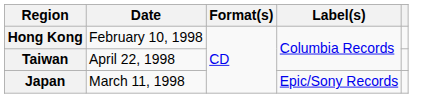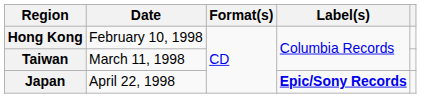(132, 59) April 22, 1998 -> (137, 59) March 11, 1998
(137, 81) March 11, 1998 -> (132, 81) April 22, 1998
(339, 81) normal -> (343, 81) bold
